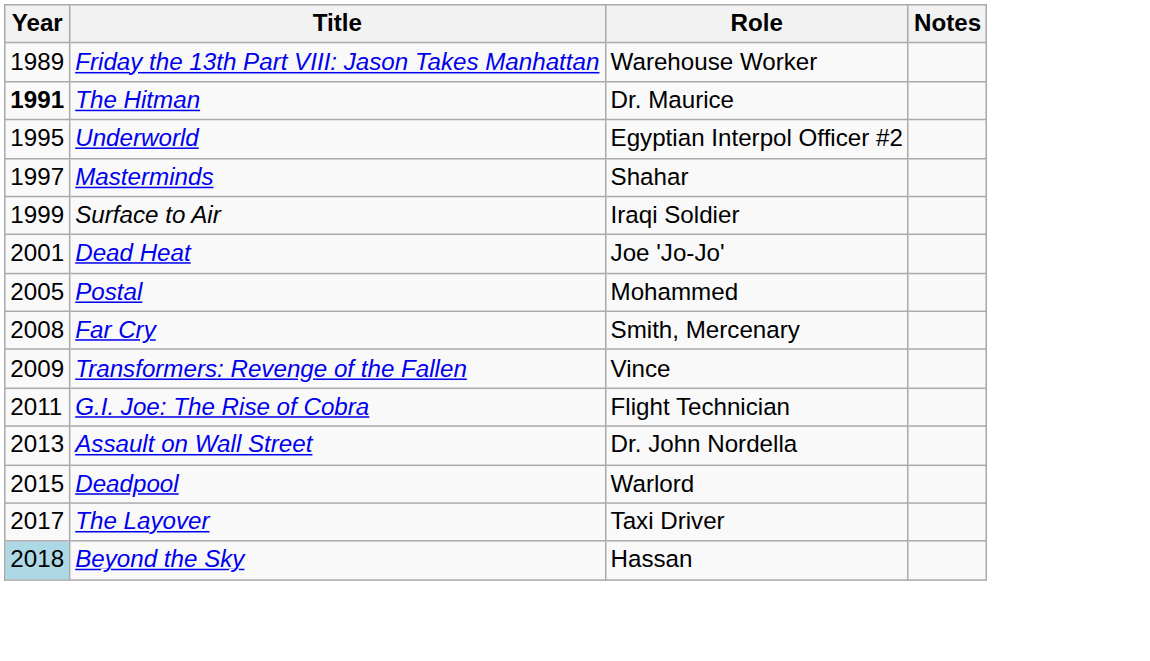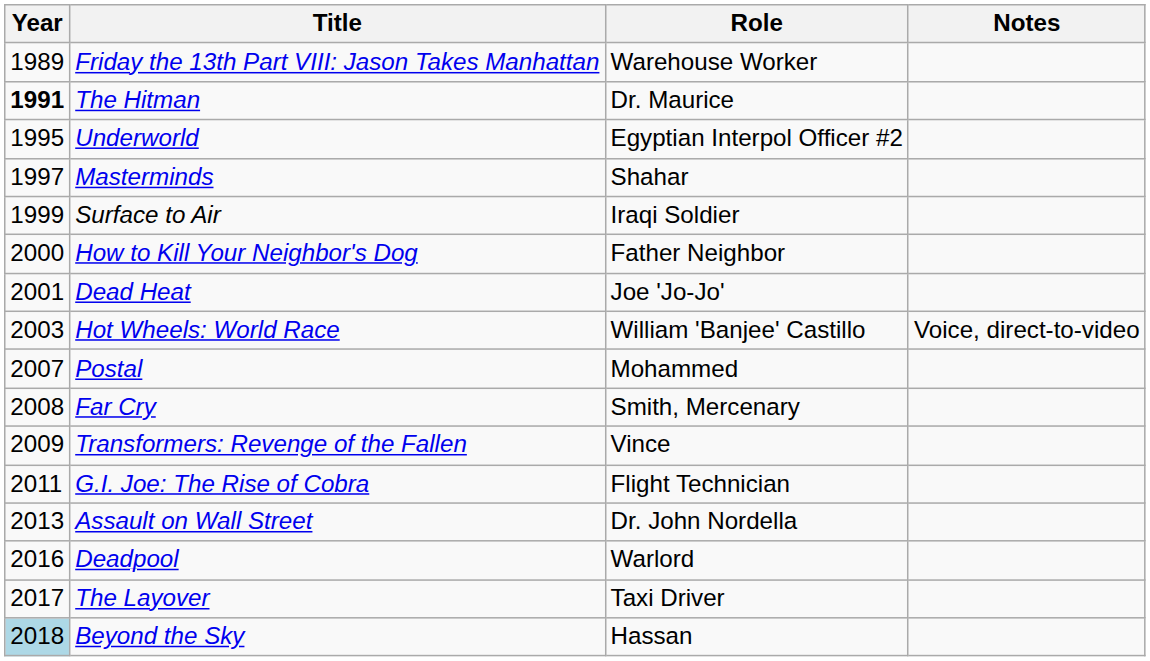+ row: (246, 253)
+ row: (207, 330)
(37, 291) 2005 -> (37, 368) 2007
(37, 483) 2015 -> (37, 560) 2016
